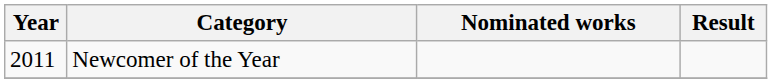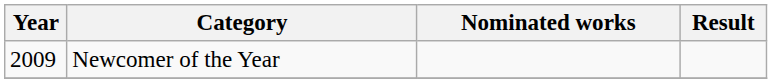(33, 59) 2011 -> (33, 59) 2009
